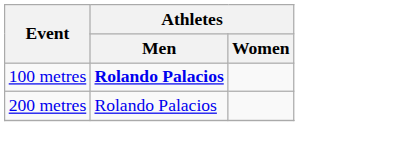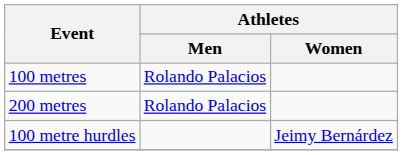(159, 77) bold -> (205, 77) normal
+ row: (72, 135)
